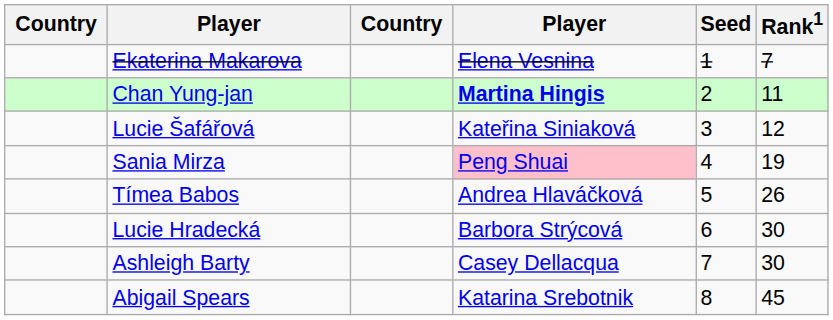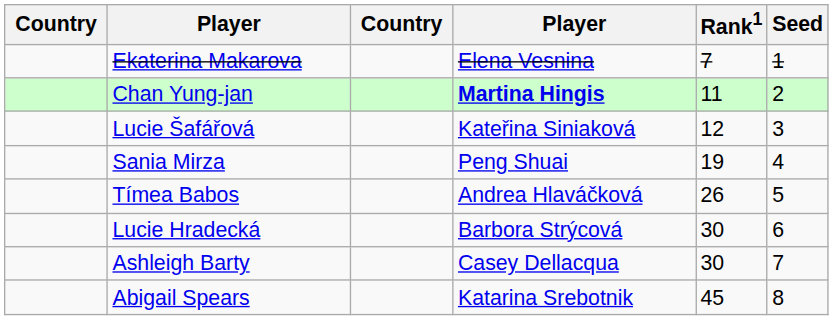columns swapped: (792, 24) <-> (726, 24)
(513, 162) pink background -> (513, 162) no background
